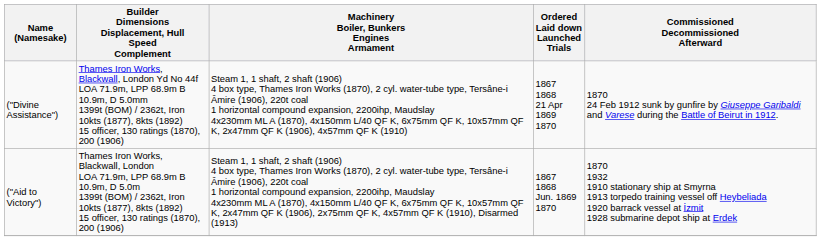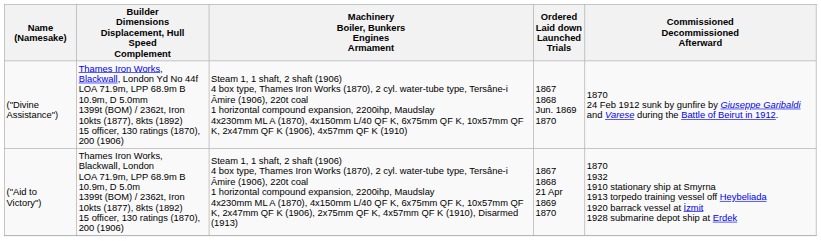(549, 105) 1867 1868 21 Apr 1869 1870 -> (556, 105) 1867 1868 Jun. 1869 1870
(556, 192) 1867 1868 Jun. 1869 1870 -> (549, 192) 1867 1868 21 Apr 1869 1870
